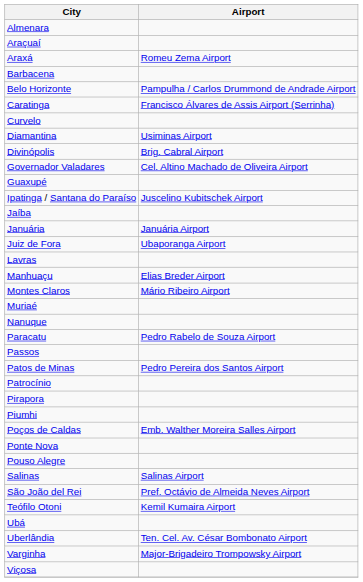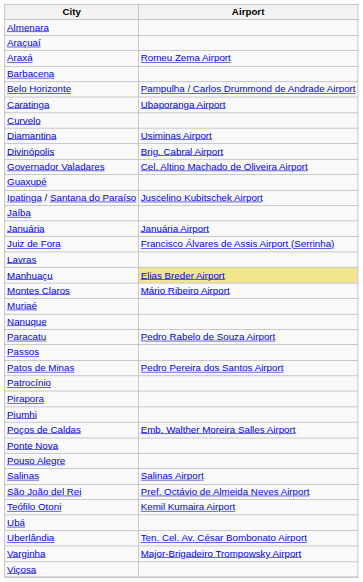(238, 105) Francisco Álvares de Assis Airport (Serrinha) -> (183, 105) Ubaporanga Airport
(183, 244) Ubaporanga Airport -> (238, 244) Francisco Álvares de Assis Airport (Serrinha)
(183, 275) no background -> (183, 275) khaki background
